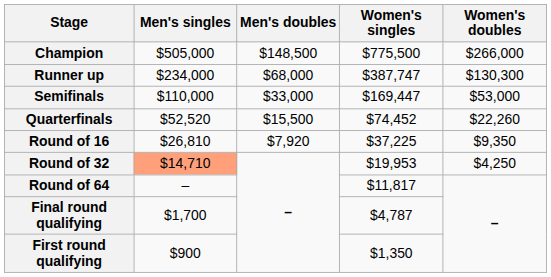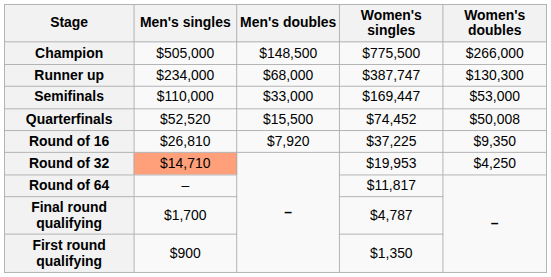(495, 119) $22,260 -> (495, 119) $50,008
